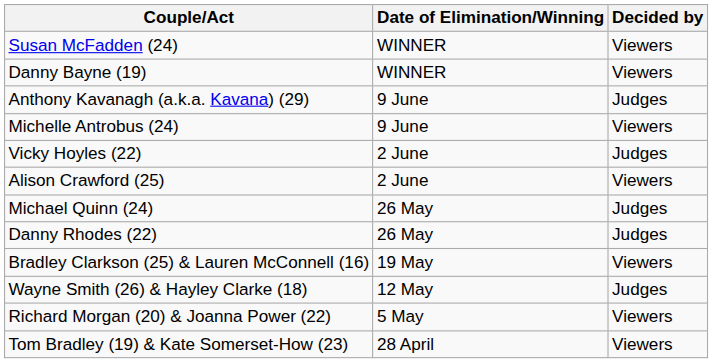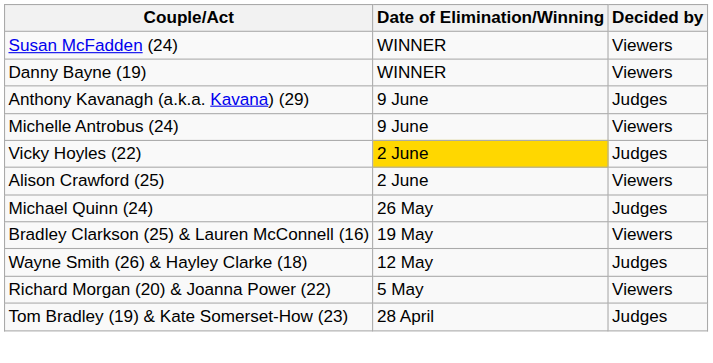(403, 153) no background -> (403, 153) gold background
- row: (83, 235)
(642, 343) Viewers -> (640, 316) Judges
